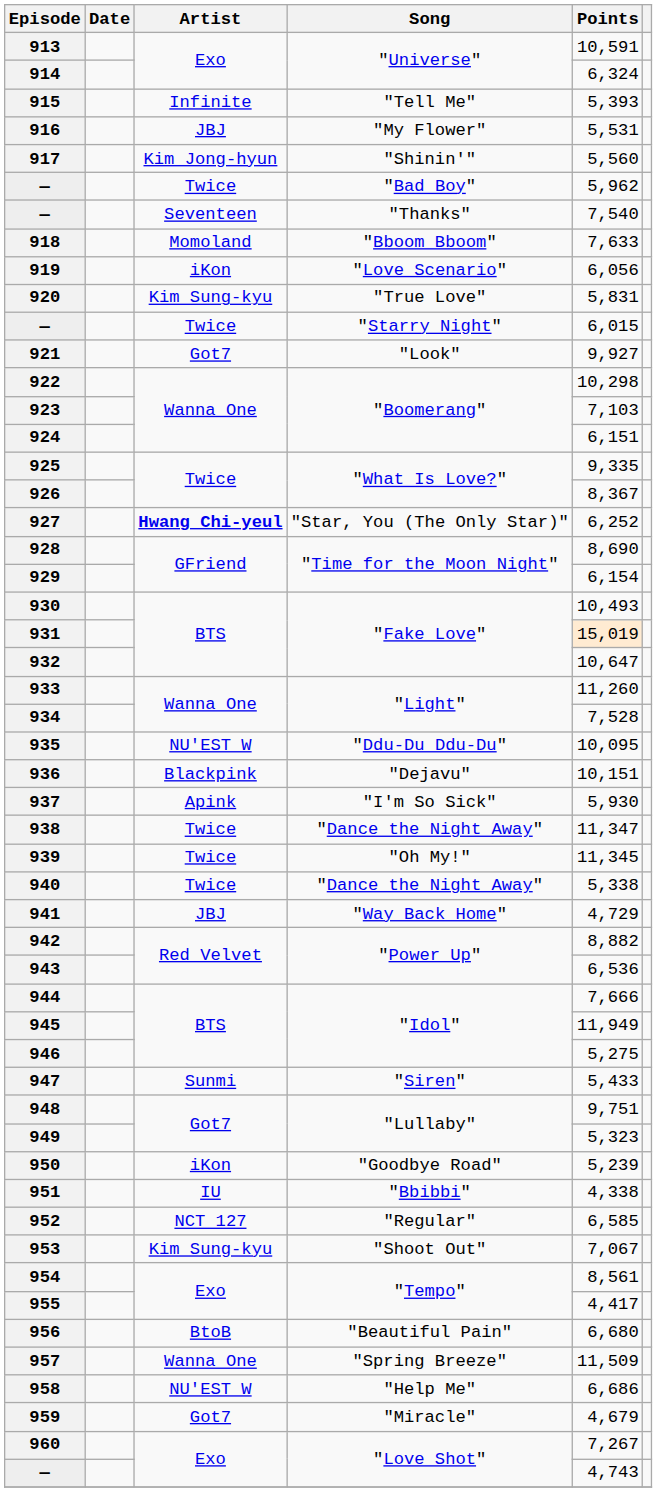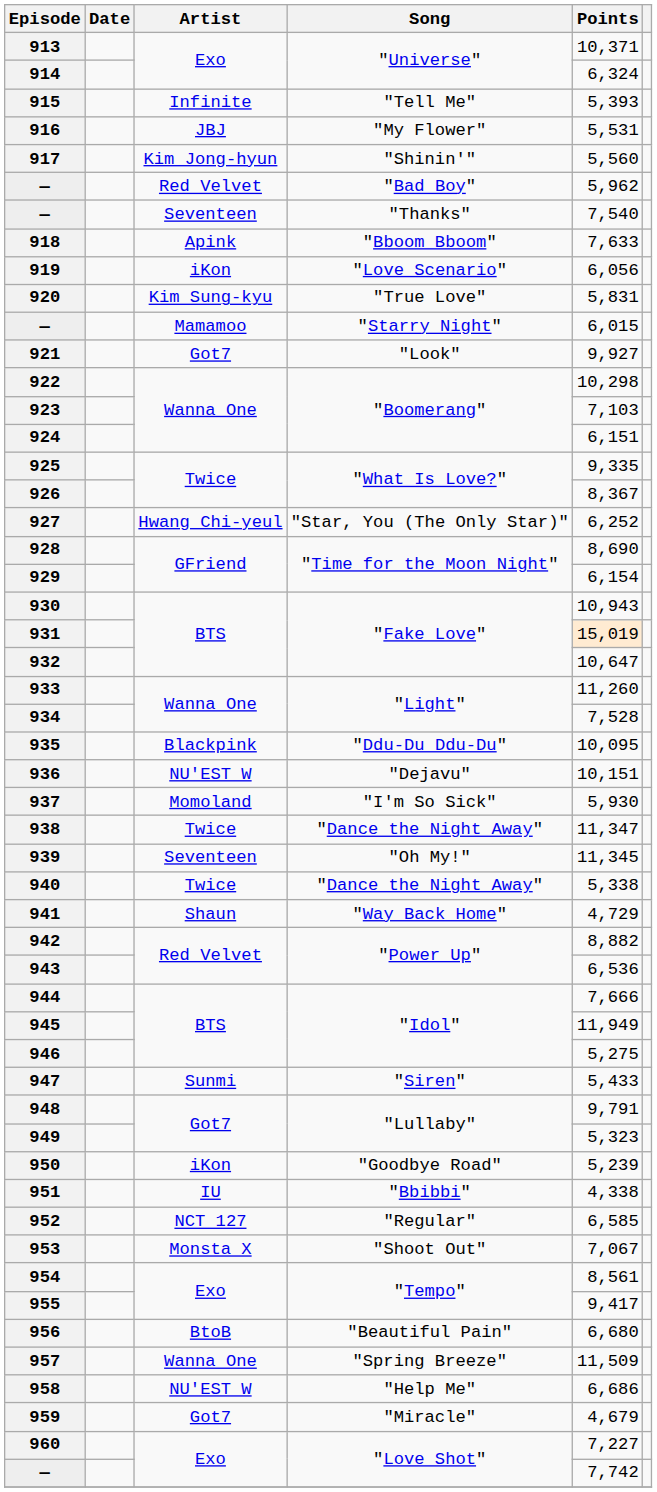(608, 47) 10,591 -> (608, 47) 10,371
(210, 186) Twice -> (210, 186) Red Velvet
(210, 242) Momoland -> (210, 242) Apink
(210, 326) Twice -> (210, 326) Mamamoo
(210, 522) bold -> (210, 522) normal
(608, 606) 10,493 -> (608, 606) 10,943
(210, 746) NU'EST W -> (210, 746) Blackpink
(210, 774) Blackpink -> (210, 774) NU'EST W
(210, 802) Apink -> (210, 802) Momoland
(210, 858) Twice -> (210, 858) Seventeen
(210, 914) JBJ -> (210, 914) Shaun
(613, 1109) 9,751 -> (613, 1109) 9,791
(210, 1249) Kim Sung-kyu -> (210, 1249) Monsta X
(613, 1305) 4,417 -> (613, 1305) 9,417
(613, 1445) 7,267 -> (613, 1445) 7,227
(613, 1473) 4,743 -> (613, 1473) 7,742
